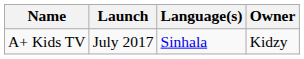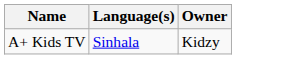- column: (123, 16)
